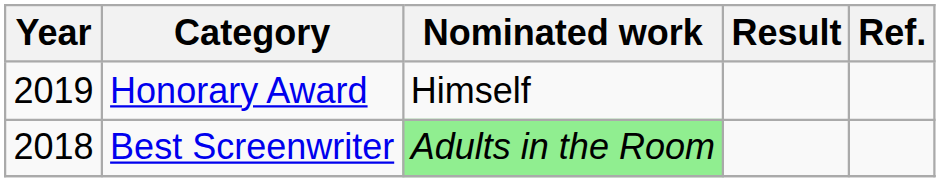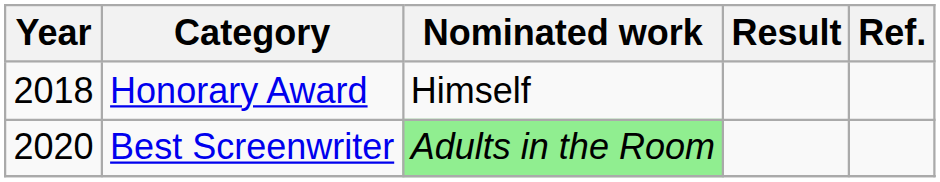(53, 90) 2019 -> (53, 90) 2018
(53, 147) 2018 -> (53, 147) 2020
